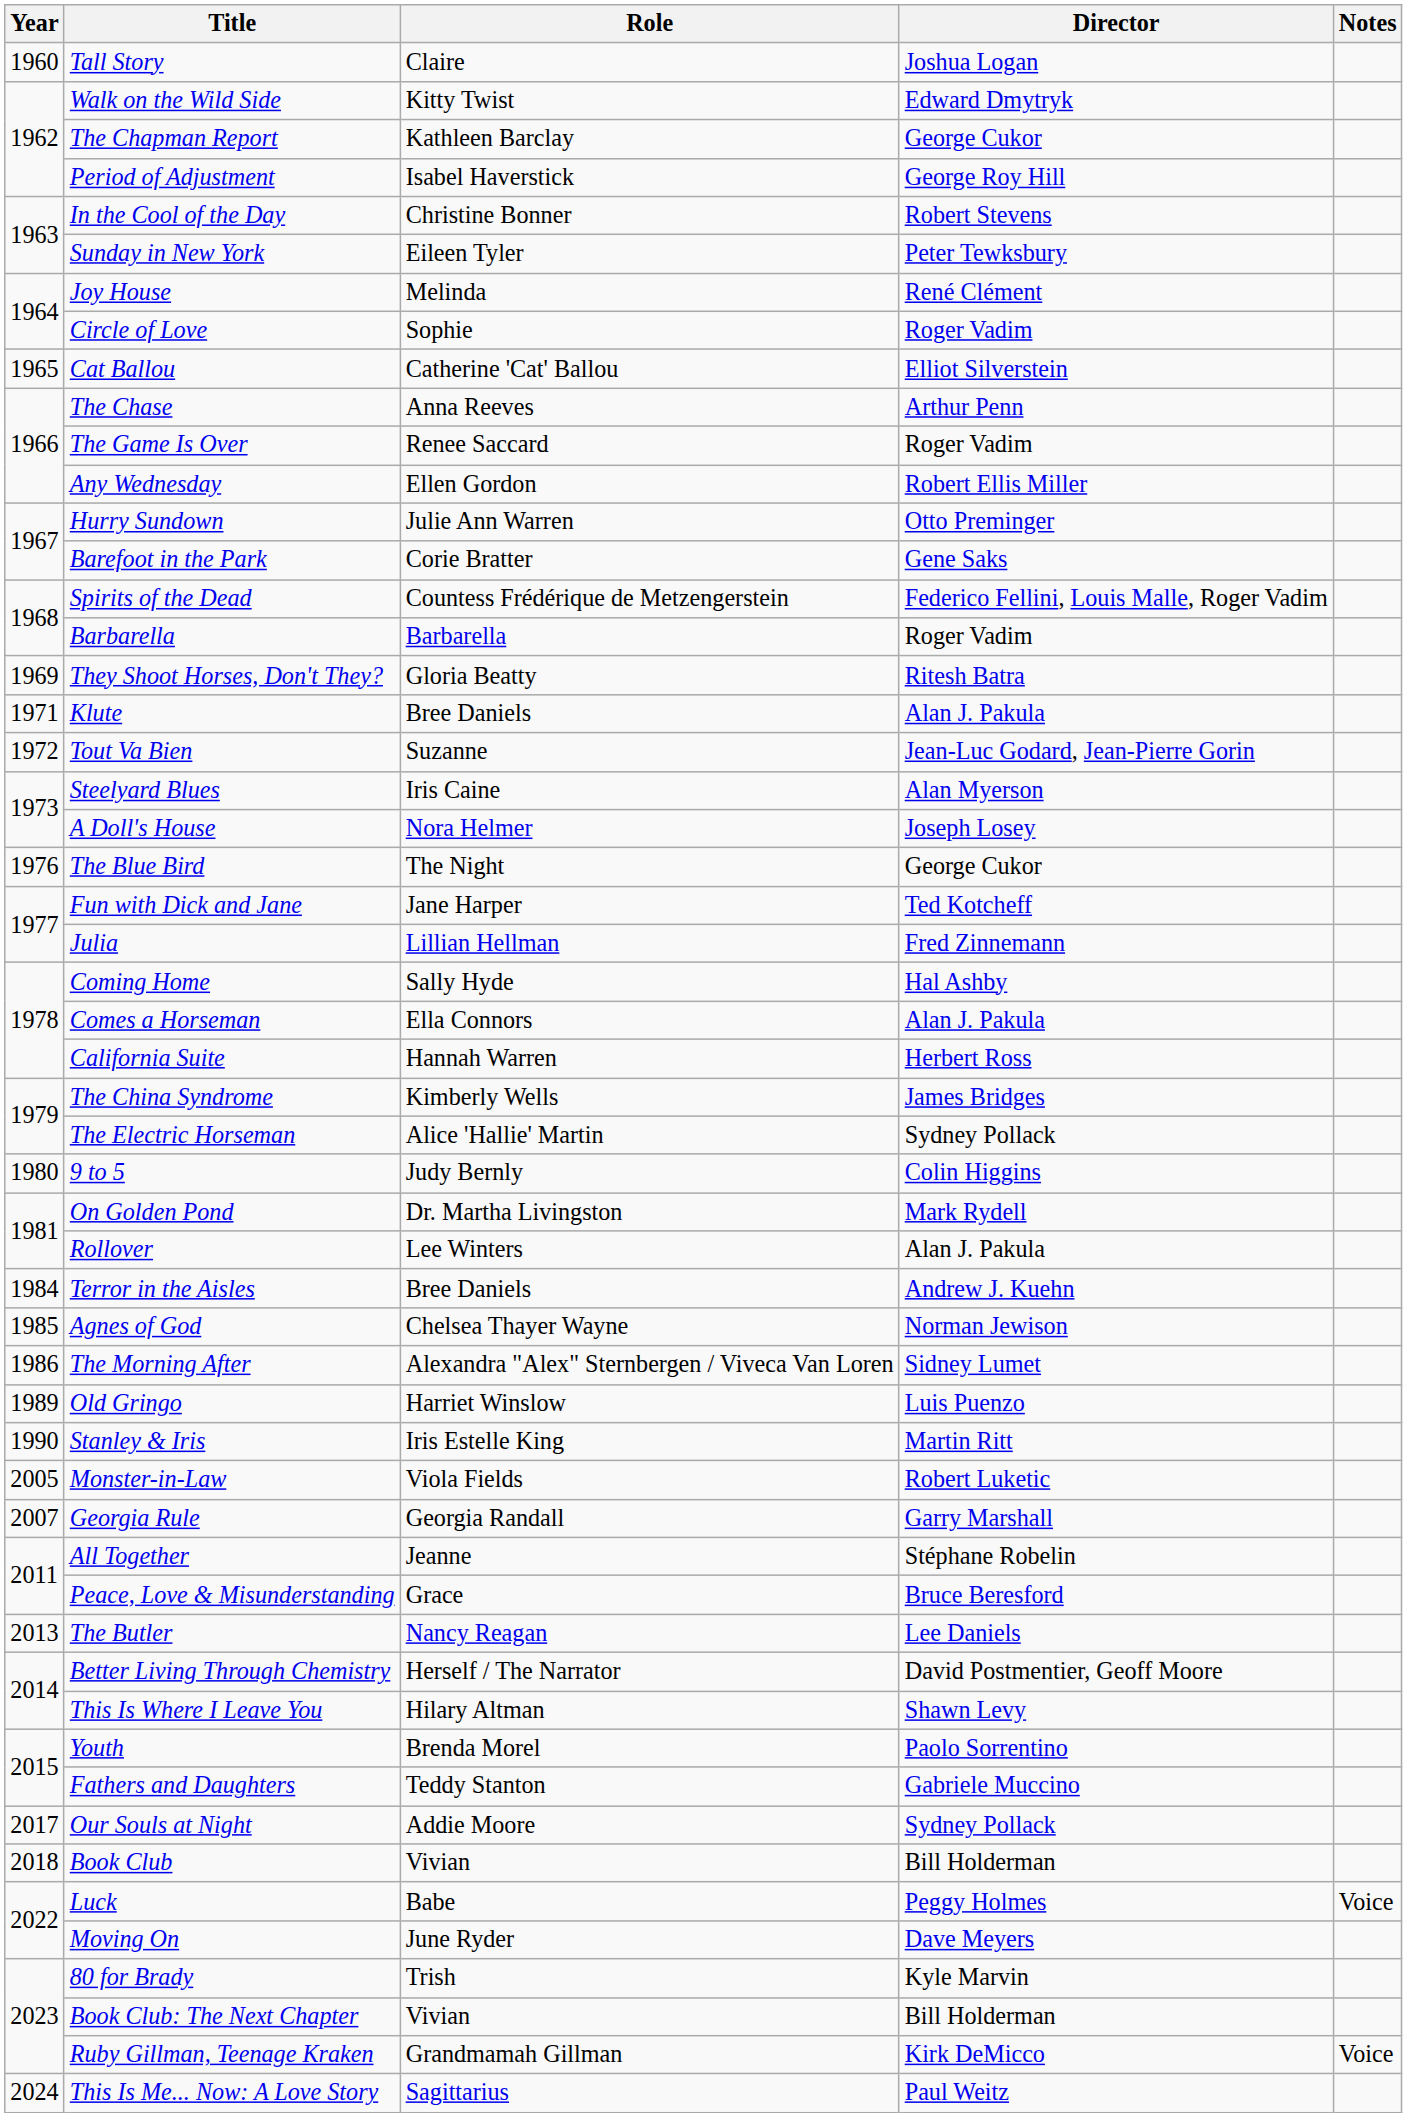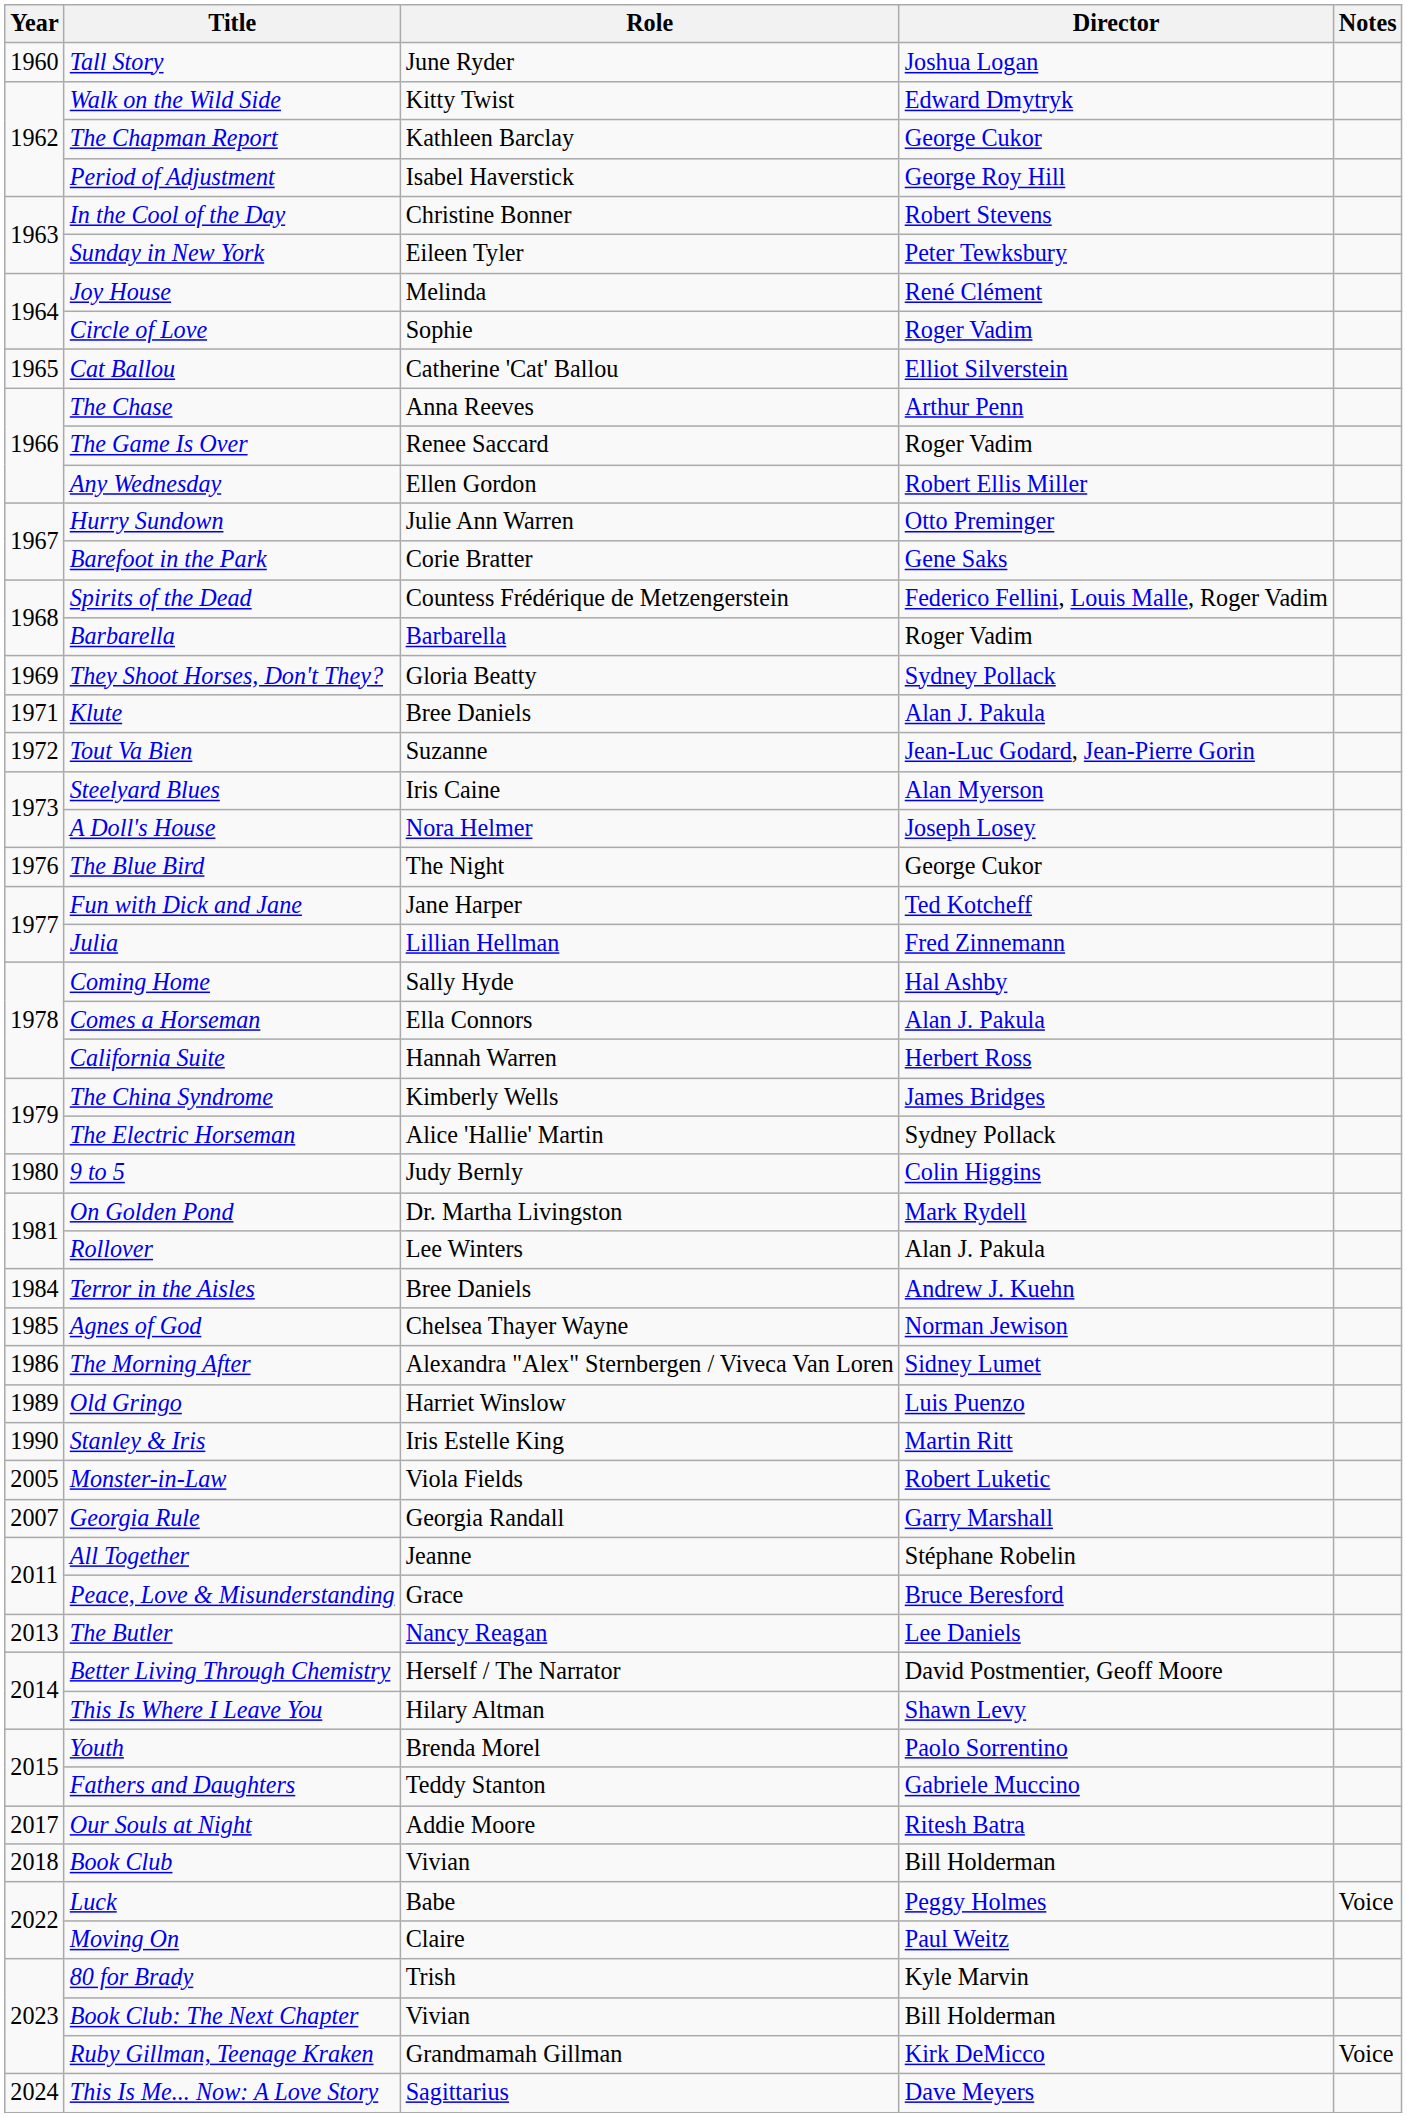(435, 61) Claire -> (460, 61) June Ryder
(965, 675) Ritesh Batra -> (980, 675) Sydney Pollack
(980, 1824) Sydney Pollack -> (965, 1824) Ritesh Batra
(460, 1939) June Ryder -> (435, 1939) Claire
(969, 1939) Dave Meyers -> (957, 1939) Paul Weitz
(957, 2092) Paul Weitz -> (969, 2092) Dave Meyers
